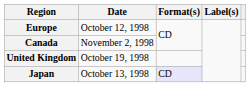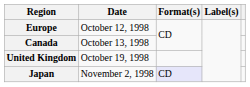(117, 43) November 2, 1998 -> (115, 43) October 13, 1998
(115, 74) October 13, 1998 -> (117, 74) November 2, 1998
